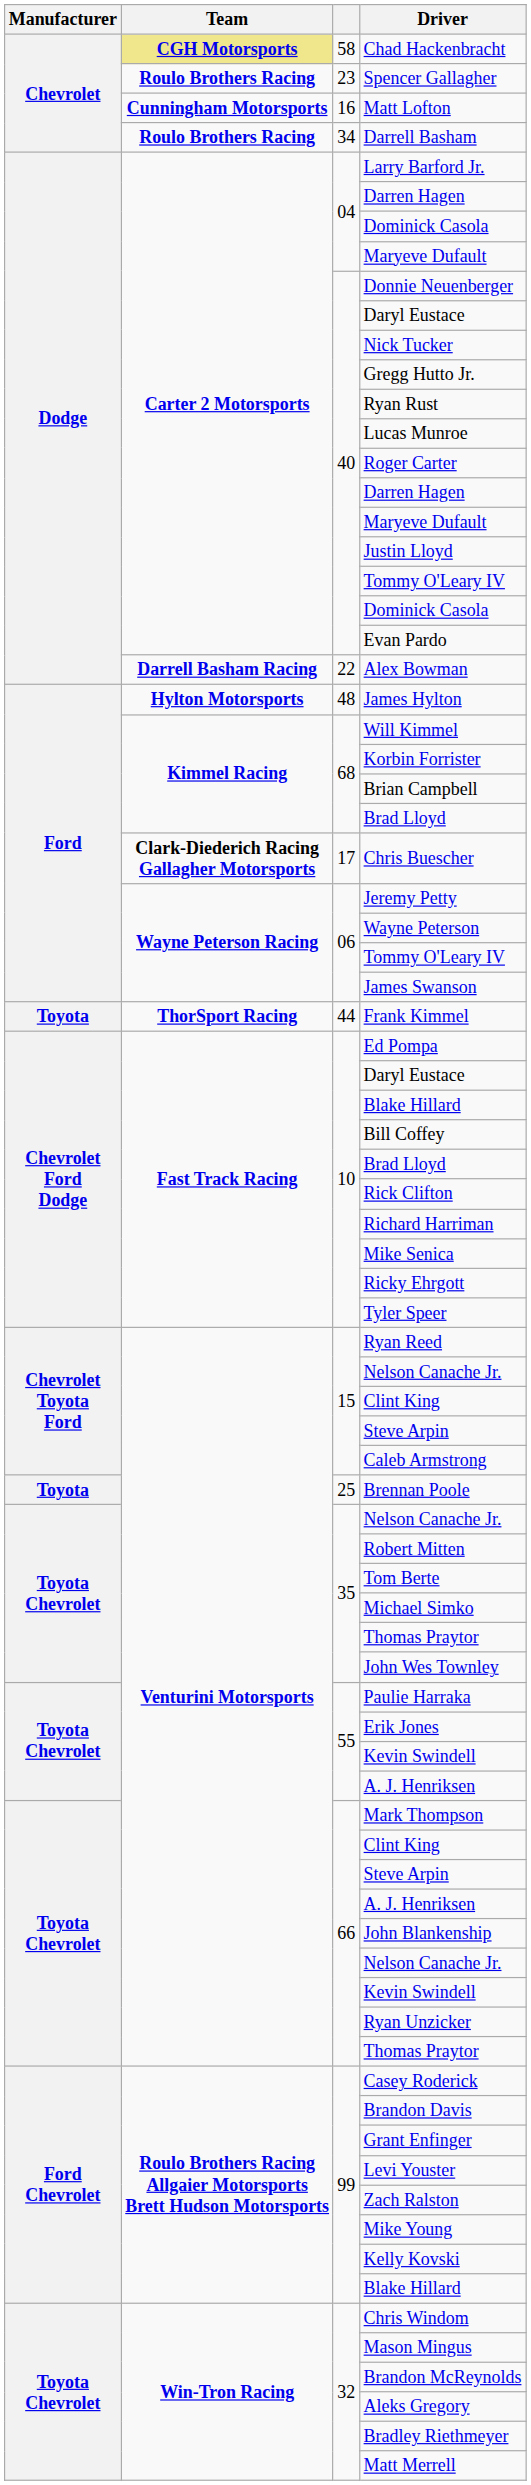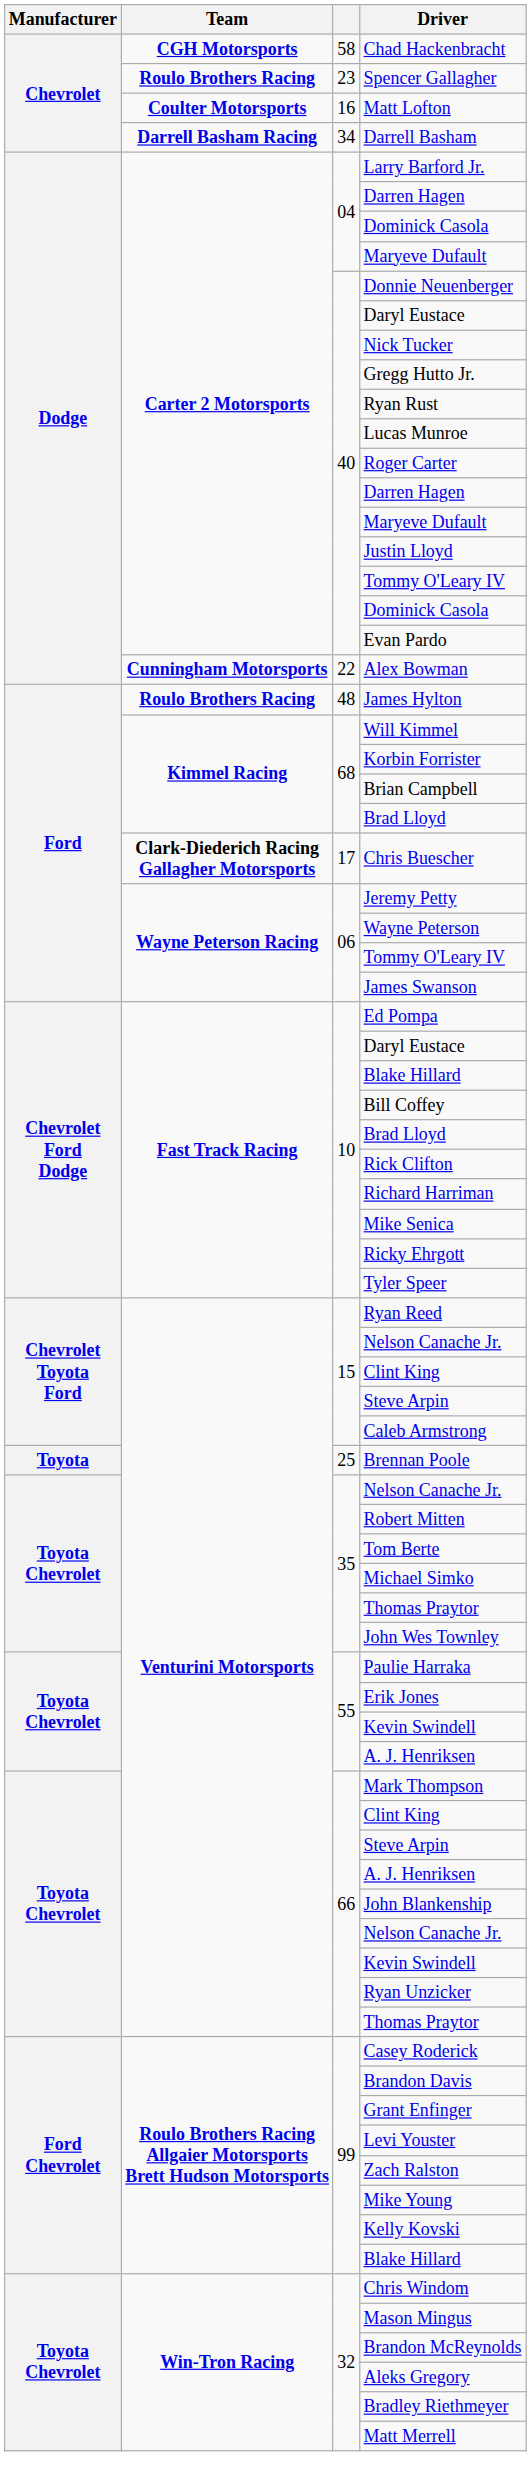(227, 49) khaki background -> (227, 49) no background
(227, 108) Cunningham Motorsports -> (227, 108) Coulter Motorsports
(227, 137) Roulo Brothers Racing -> (227, 137) Darrell Basham Racing
(227, 670) Darrell Basham Racing -> (227, 670) Cunningham Motorsports
(227, 699) Hylton Motorsports -> (227, 699) Roulo Brothers Racing
- row: (346, 1016)
